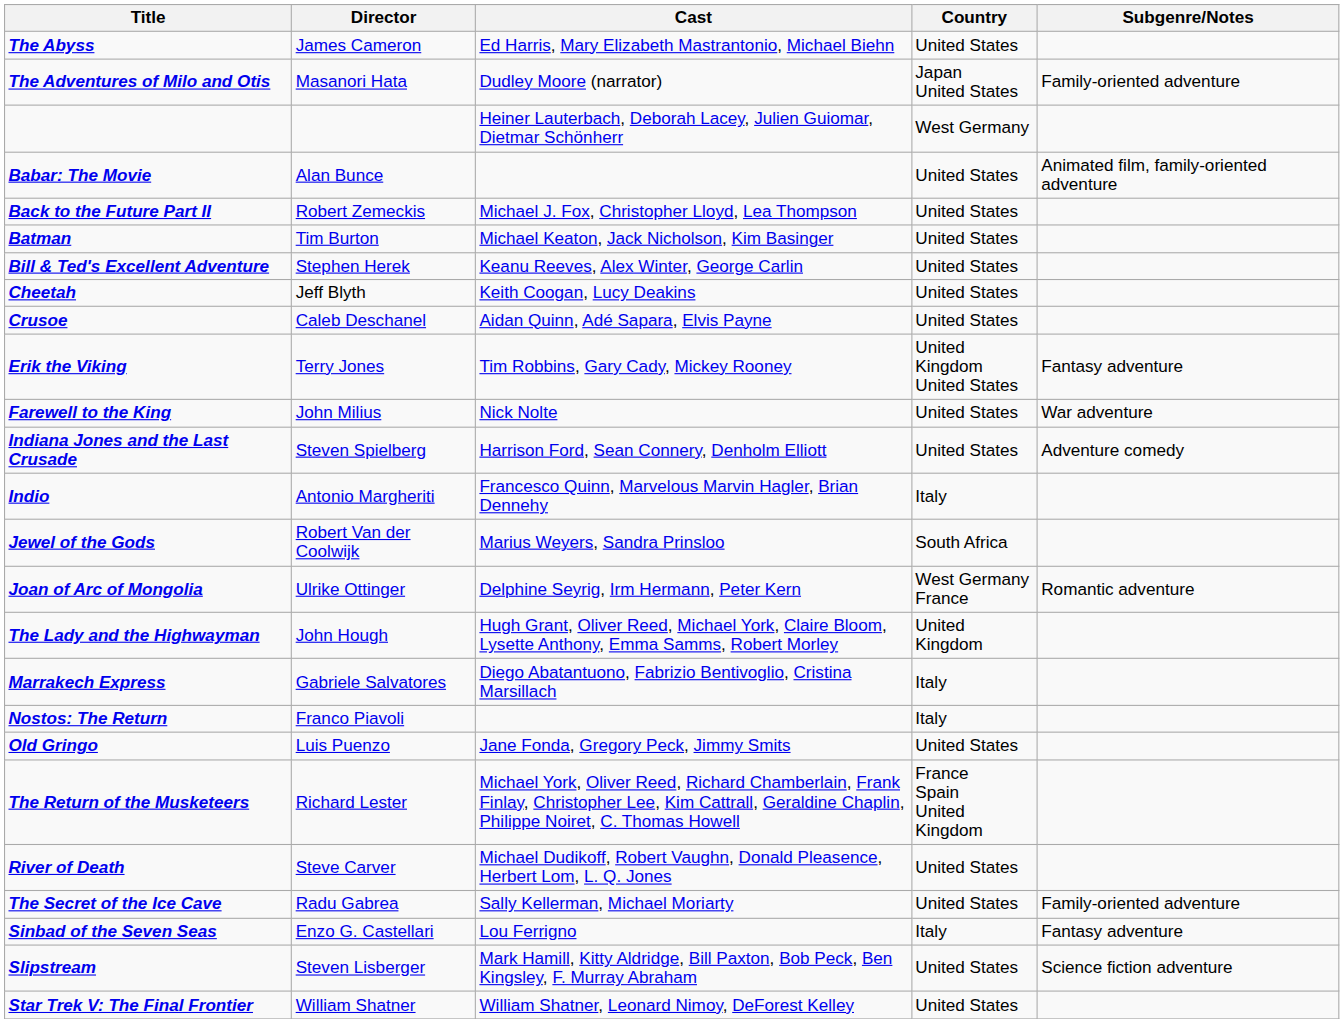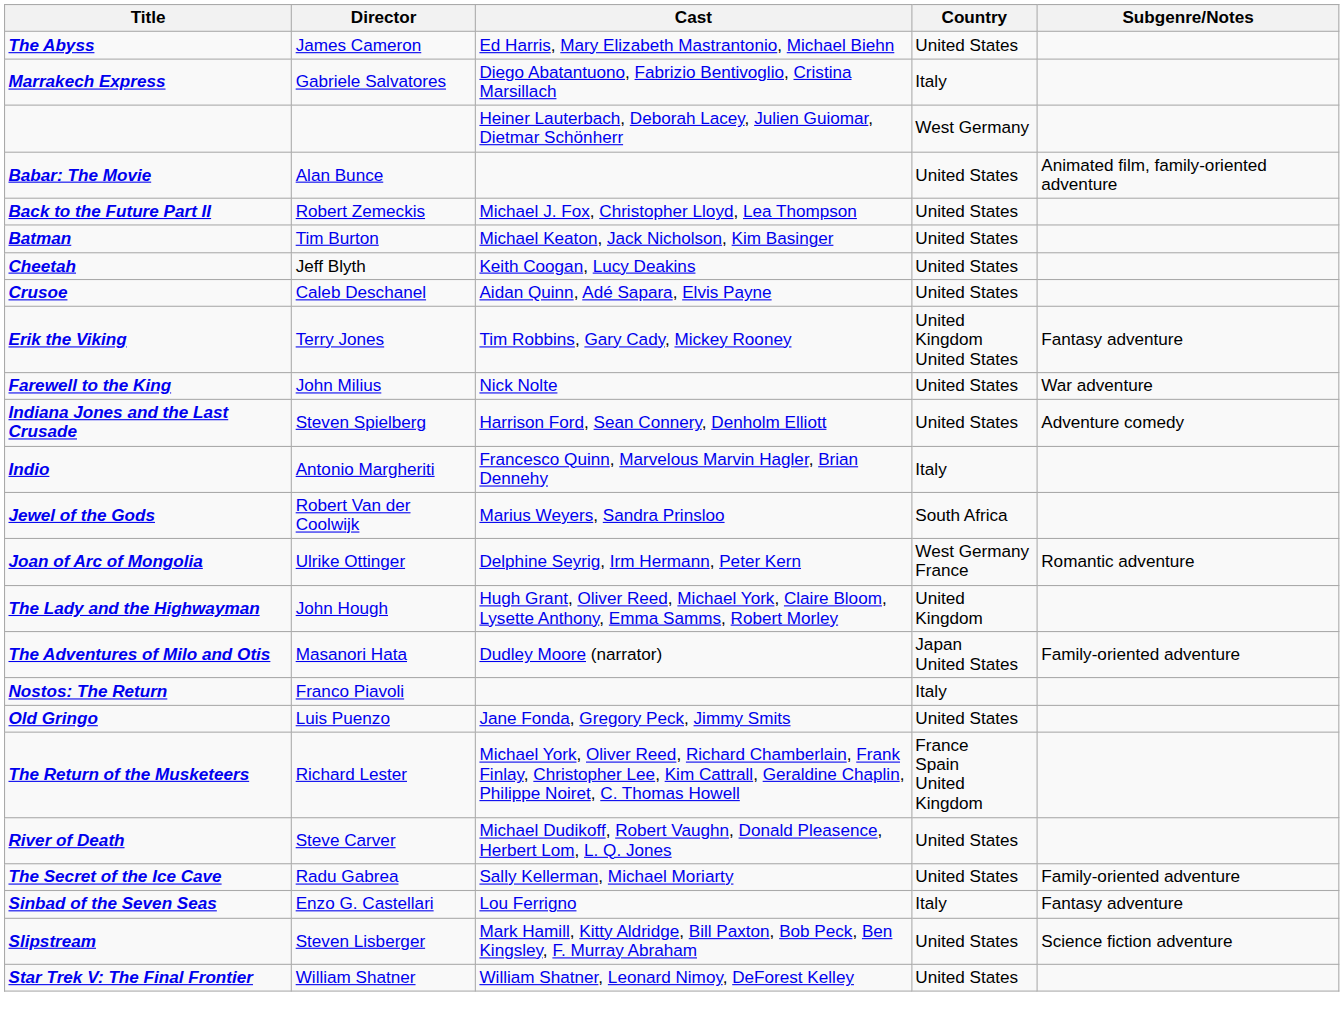rows swapped: (139, 82) <-> (87, 681)
- row: (139, 265)
